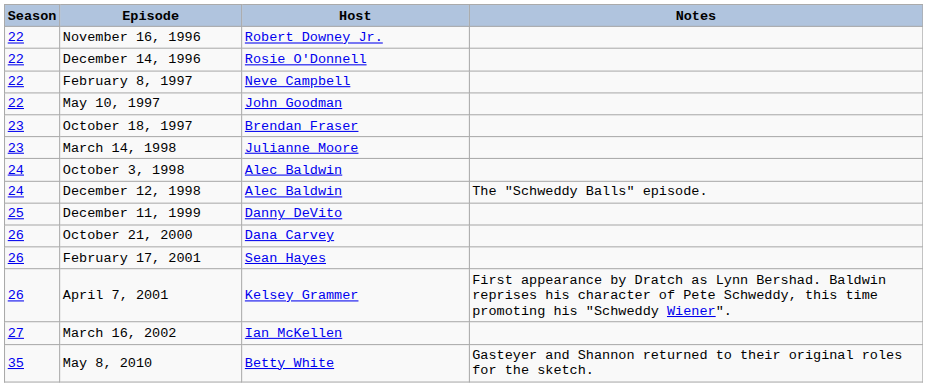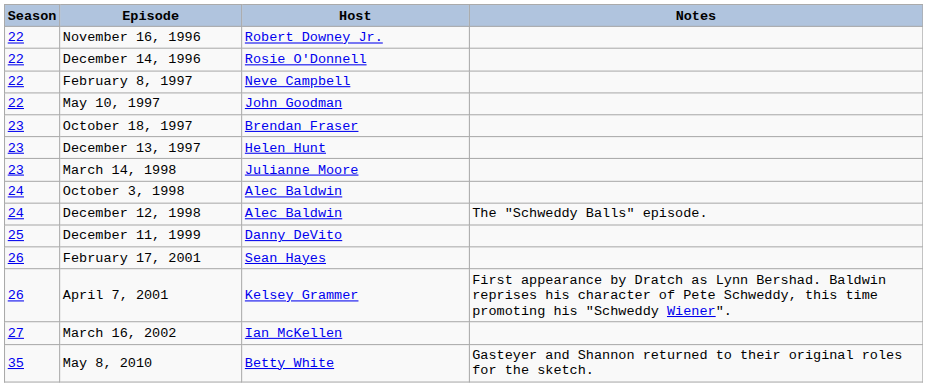+ row: (132, 148)
- row: (128, 236)
